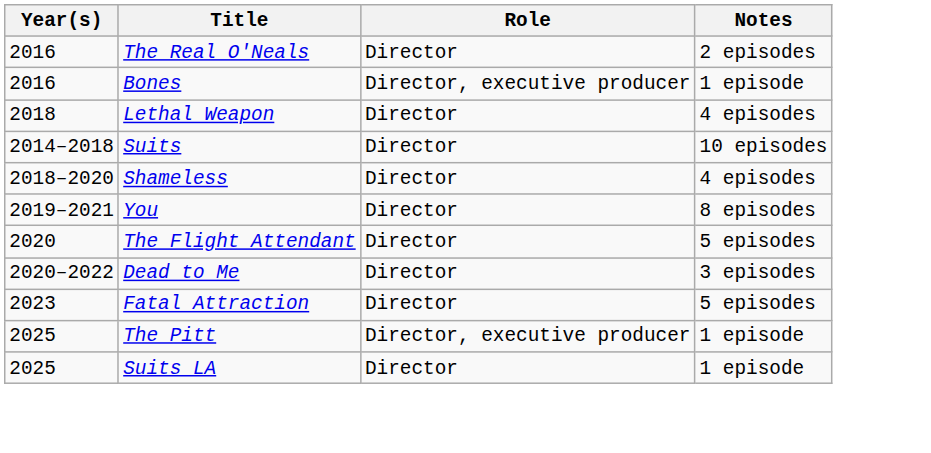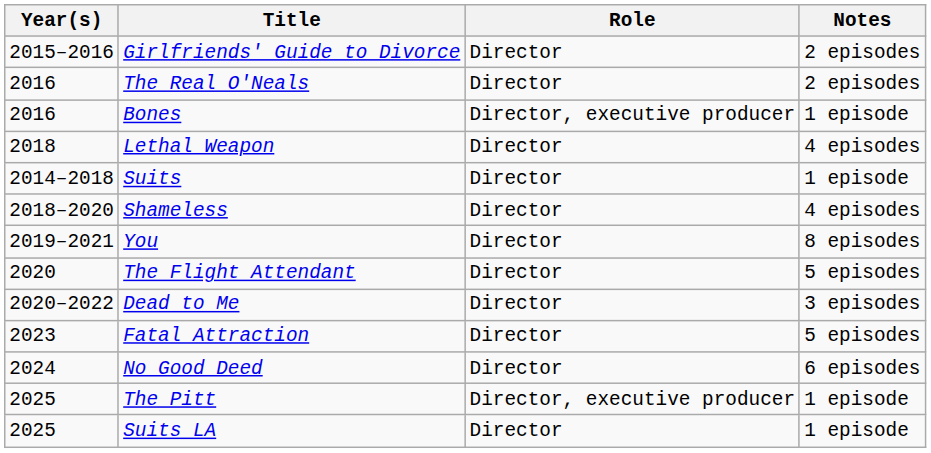+ row: (292, 52)
(764, 147) 10 episodes -> (857, 178) 1 episode
+ row: (193, 368)
